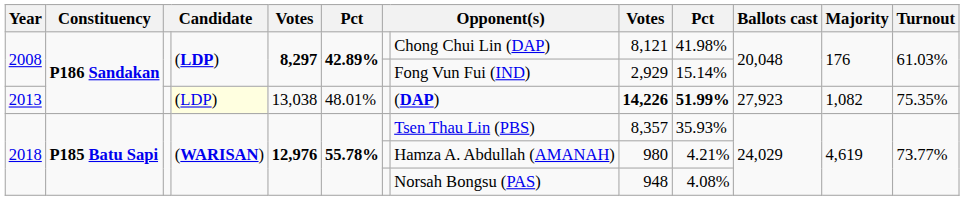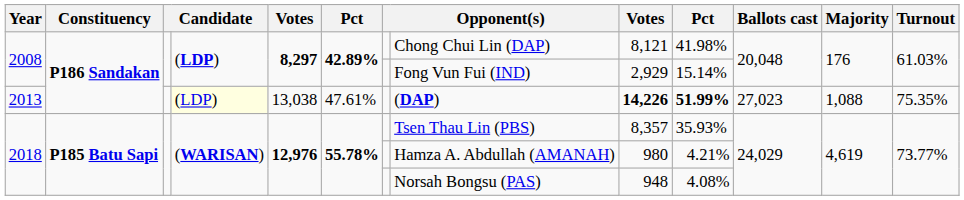(350, 100) 48.01% -> (350, 100) 47.61%
(760, 100) 27,923 -> (760, 100) 27,023
(844, 100) 1,082 -> (844, 100) 1,088
